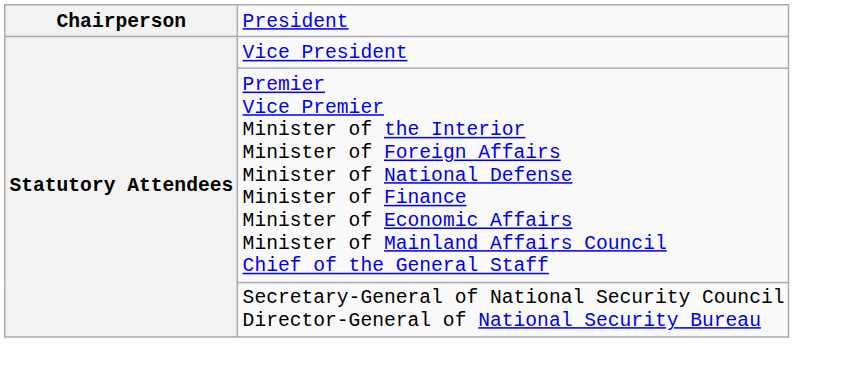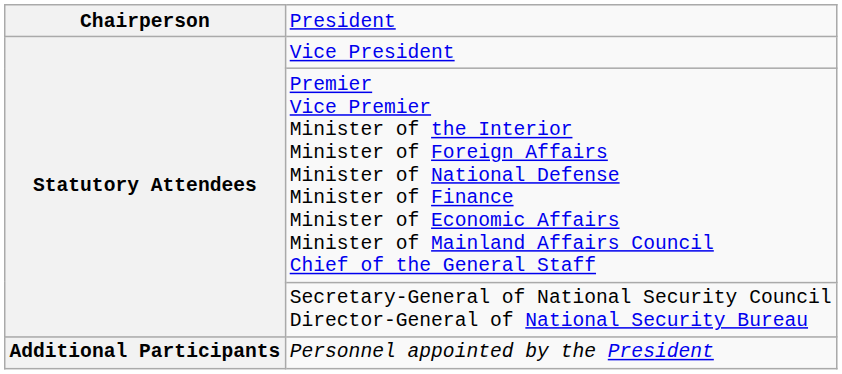+ row: (502, 353)
